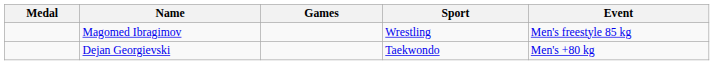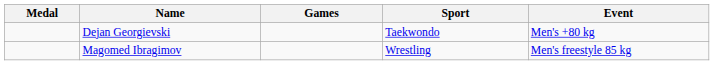rows swapped: (132, 32) <-> (126, 50)
